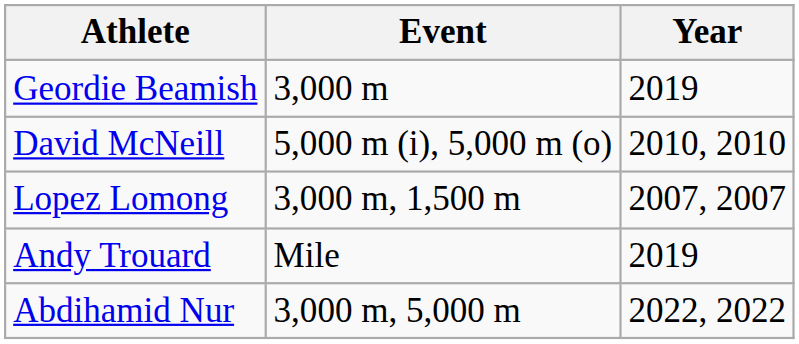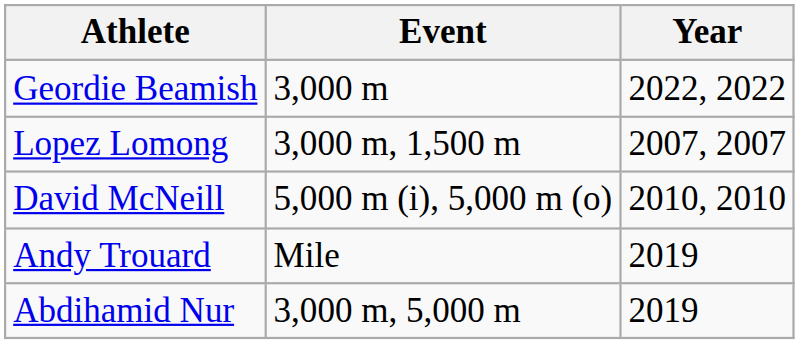(663, 87) 2019 -> (707, 87) 2022, 2022
rows swapped: (121, 198) <-> (119, 143)
(707, 310) 2022, 2022 -> (663, 310) 2019
